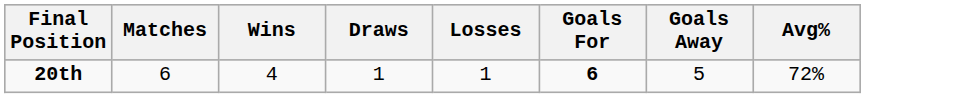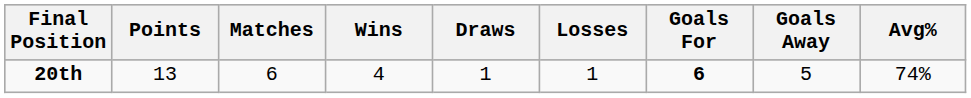+ column: (165, 33)
(806, 76) 72% -> (913, 76) 74%
